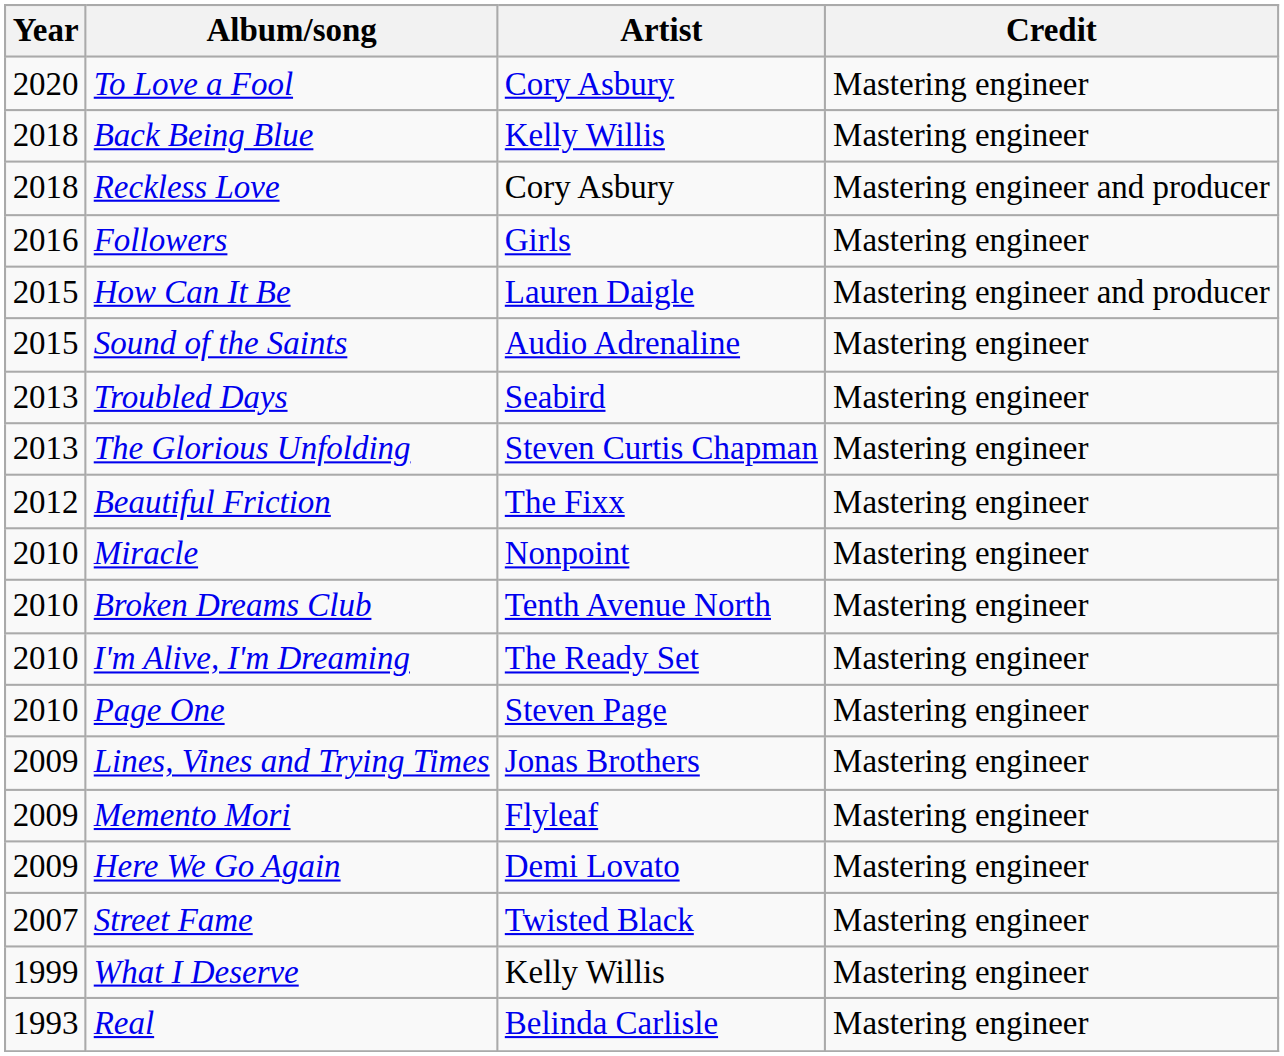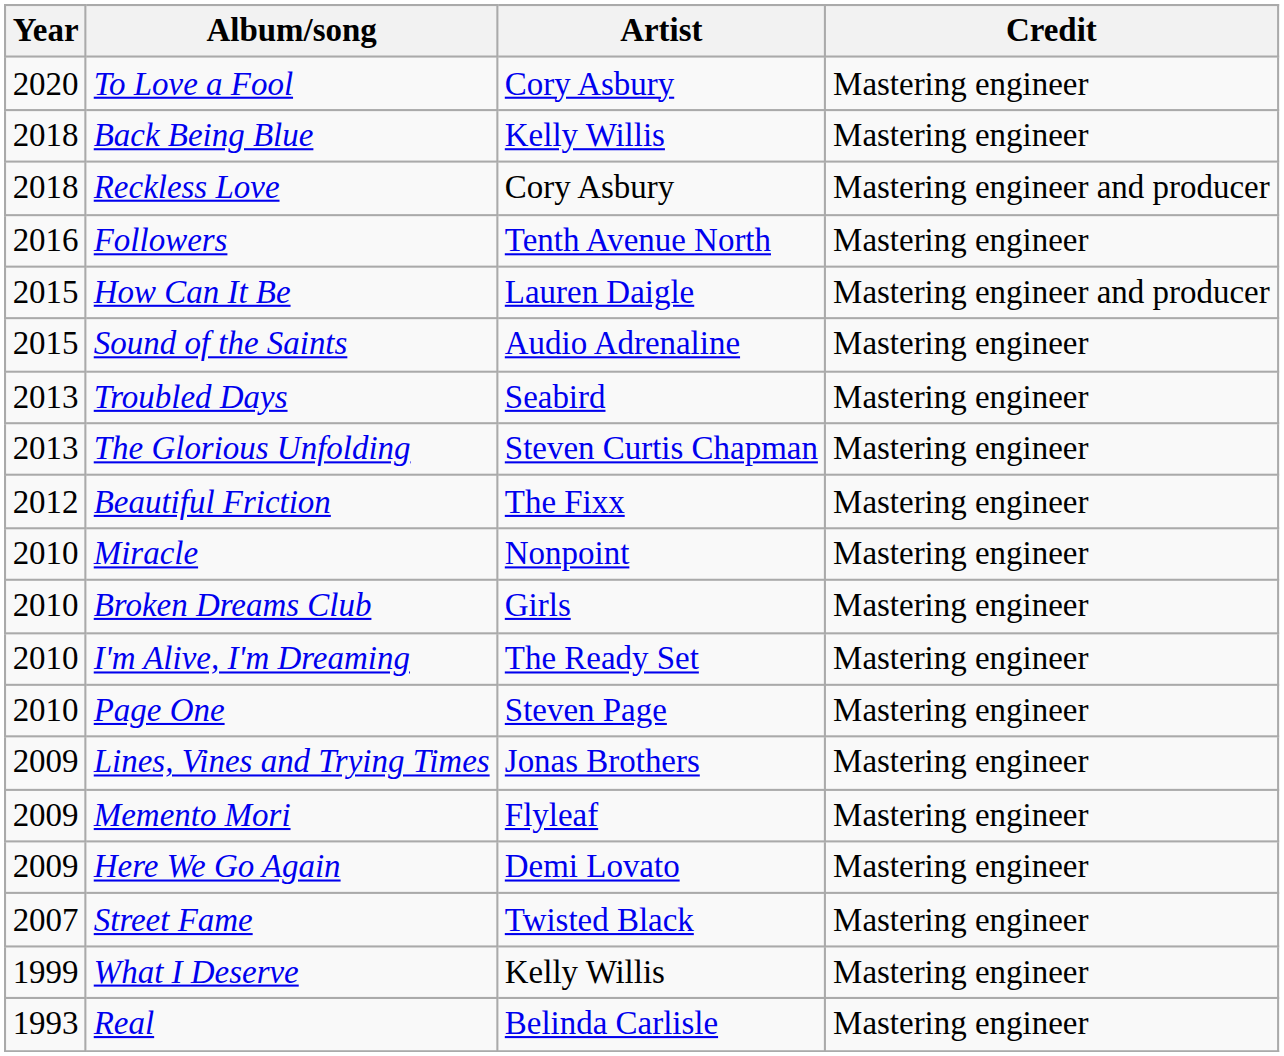(538, 239) Girls -> (638, 239) Tenth Avenue North
(638, 605) Tenth Avenue North -> (538, 605) Girls
